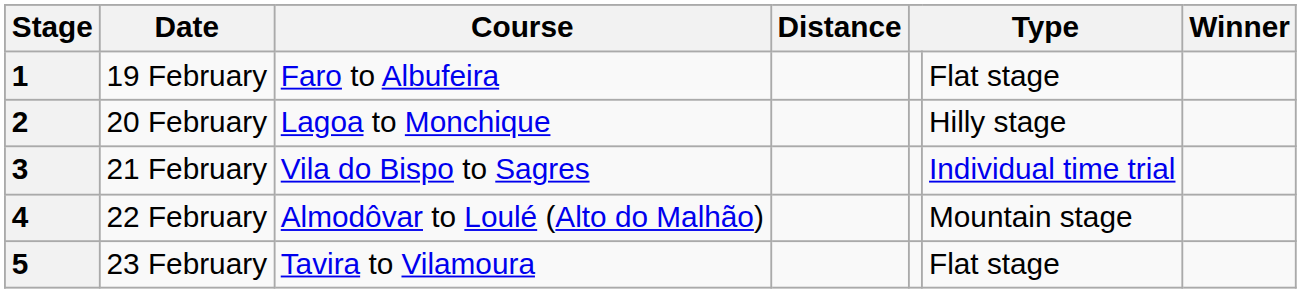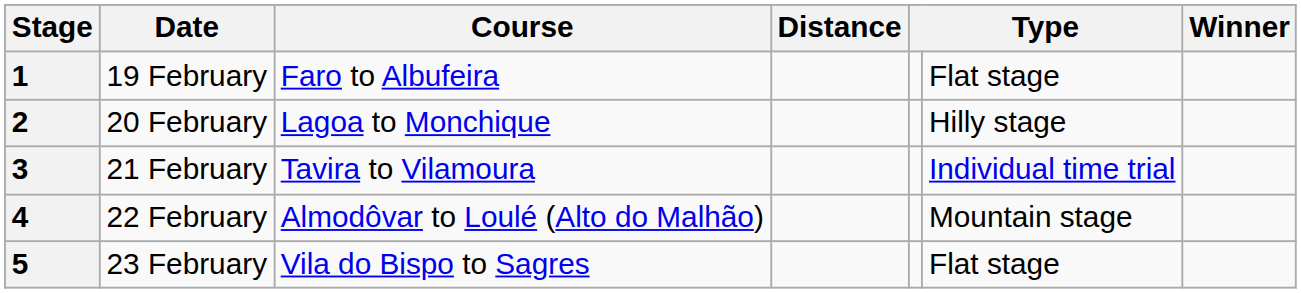(435, 169) Vila do Bispo to Sagres -> (408, 169) Tavira to Vilamoura
(408, 264) Tavira to Vilamoura -> (435, 264) Vila do Bispo to Sagres
